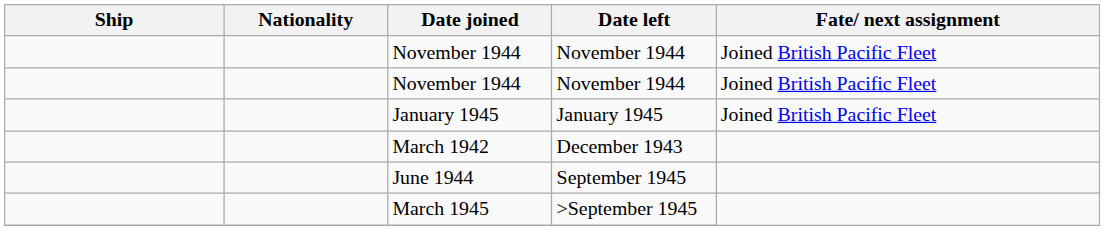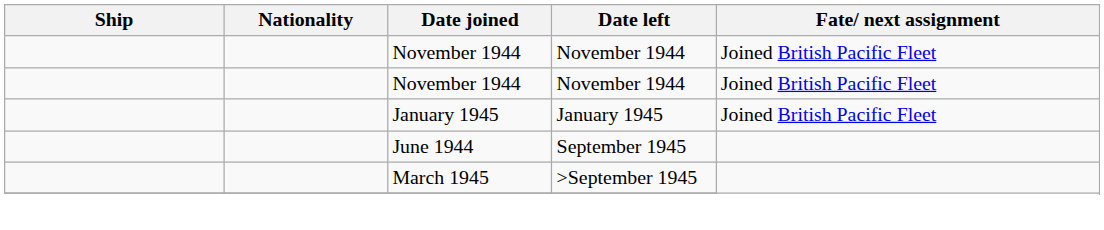- row: (441, 146)
